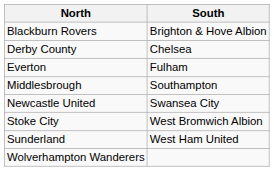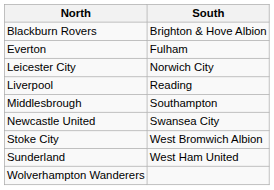- row: (42, 49)
+ row: (41, 67)
+ row: (30, 85)
